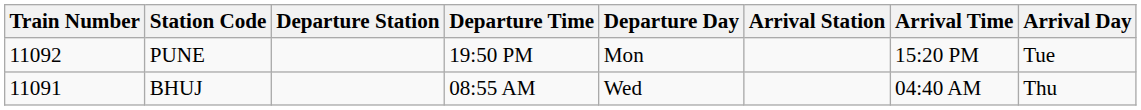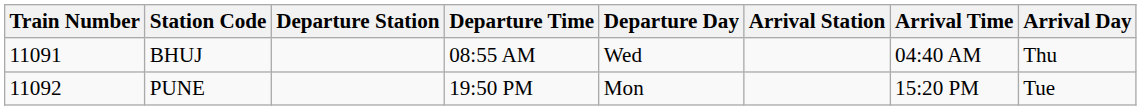rows swapped: (176, 88) <-> (177, 54)
